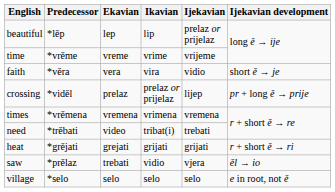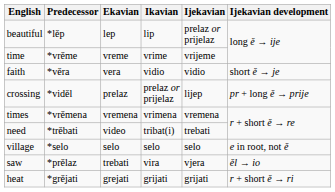(151, 71) vira -> (154, 71) vidio
rows swapped: (15, 147) <-> (20, 179)
(154, 163) vidio -> (151, 163) vira
